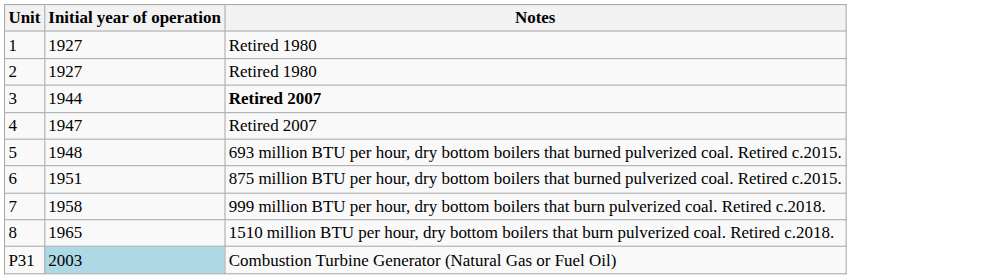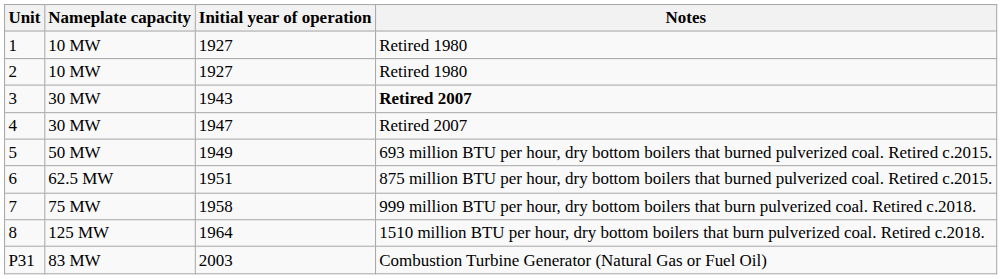+ column: (120, 17)
(65, 98) 1944 -> (216, 98) 1943
(65, 152) 1948 -> (216, 152) 1949
(65, 233) 1965 -> (216, 233) 1964
(65, 260) lightblue background -> (216, 260) no background
